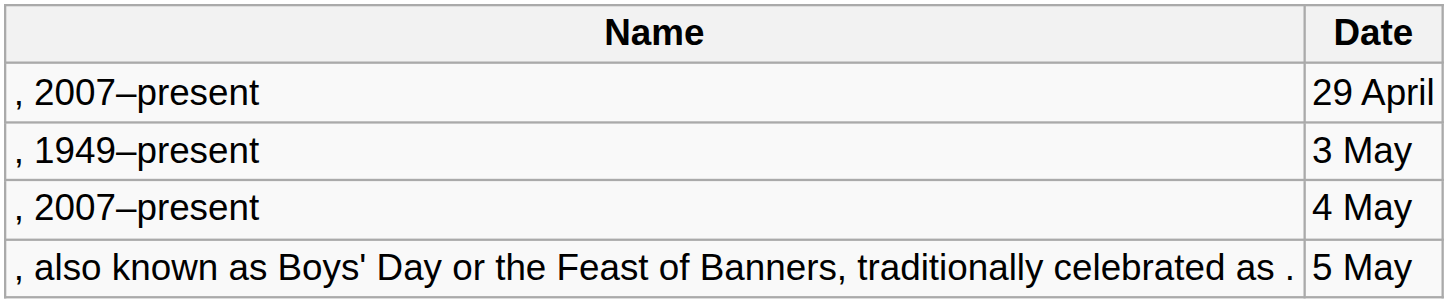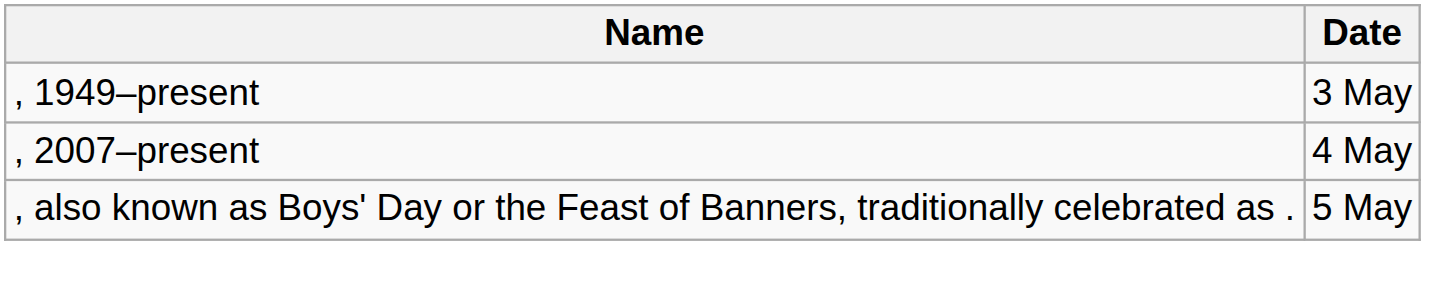- row: (1373, 92)
